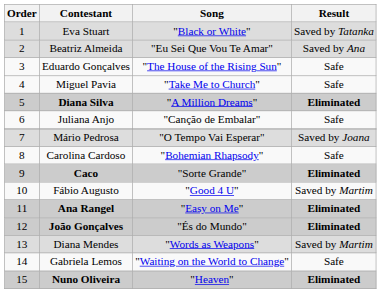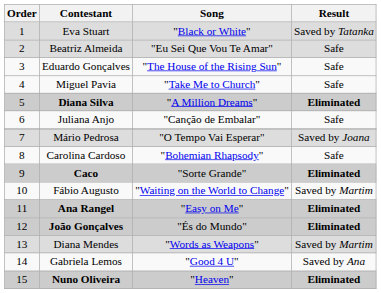(334, 48) Saved by Ana -> (334, 48) Safe
(212, 191) "Good 4 U" -> (212, 191) "Waiting on the World to Change"
(212, 262) "Waiting on the World to Change" -> (212, 262) "Good 4 U"
(334, 262) Safe -> (334, 262) Saved by Ana
